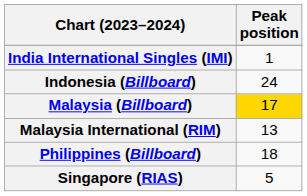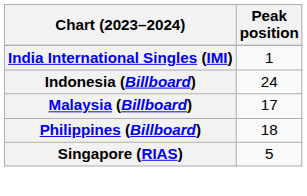(269, 105) gold background -> (269, 105) no background
- row: (120, 130)
